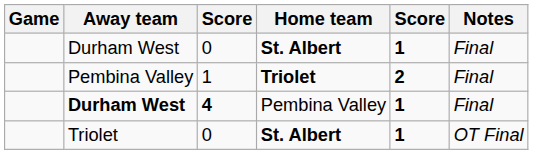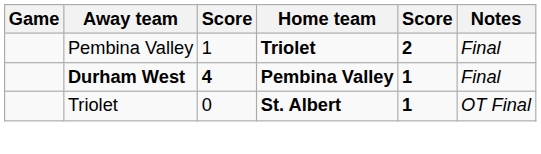- row: (123, 47)
(323, 105) normal -> (327, 76) bold
